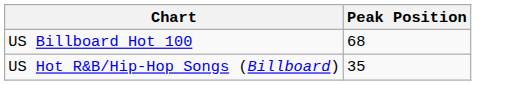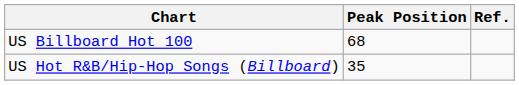+ column: (492, 17)
